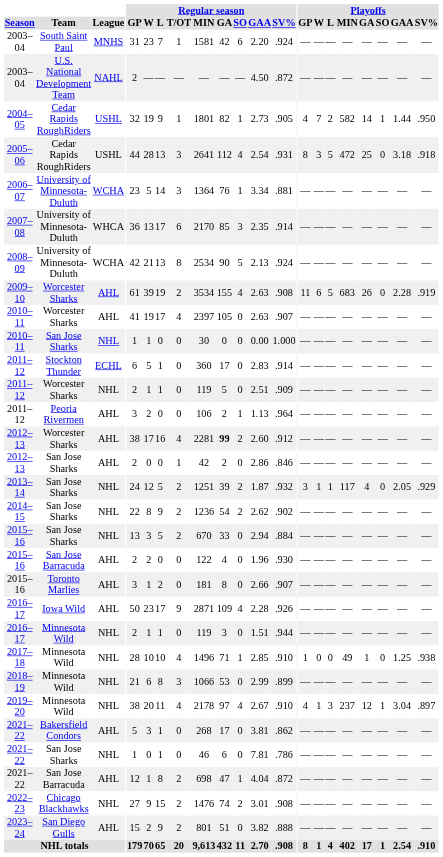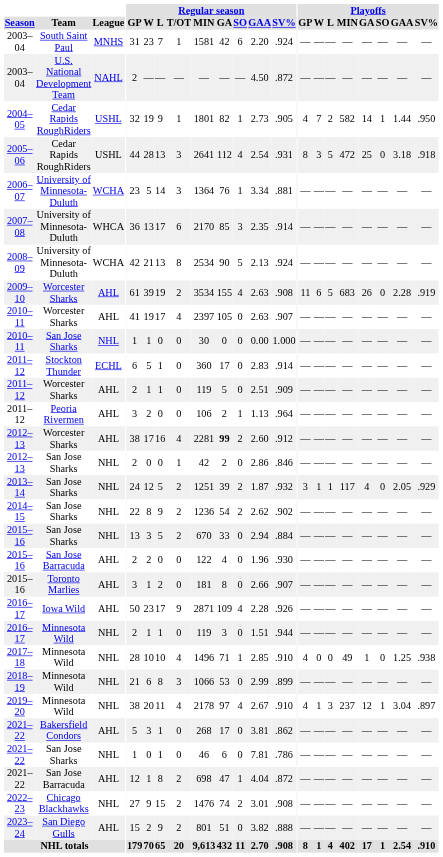(108, 390) NHL -> (108, 390) AHL
(108, 463) AHL -> (108, 463) NHL
(305, 657) 1 -> (305, 657) 4
